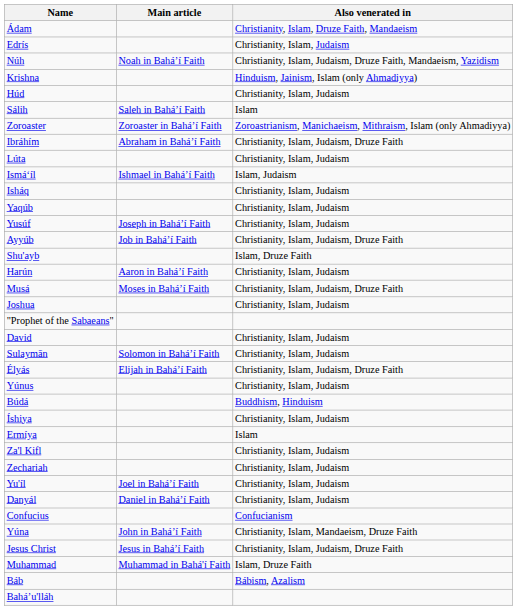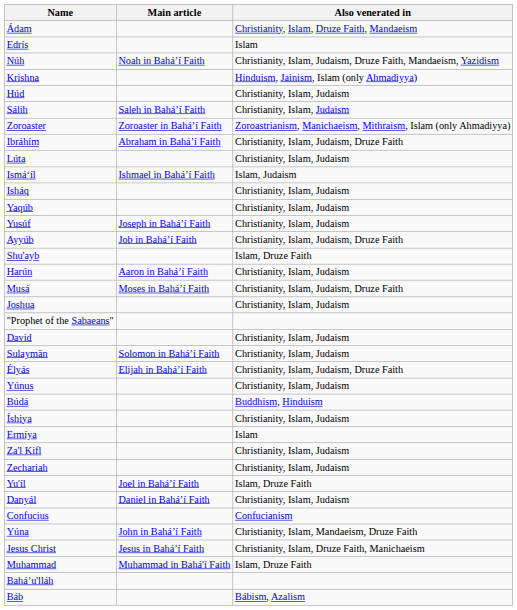(292, 45) Christianity, Islam, Judaism -> (246, 45) Islam
(246, 110) Islam -> (292, 110) Christianity, Islam, Judaism
(292, 483) Christianity, Islam, Judaism -> (273, 483) Islam, Druze Faith
(319, 548) Christianity, Islam, Judaism, Druze Faith -> (330, 548) Christianity, Islam, Druze Faith, Manichaeism
rows swapped: (15, 581) <-> (30, 597)
